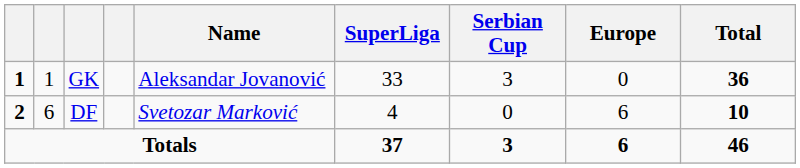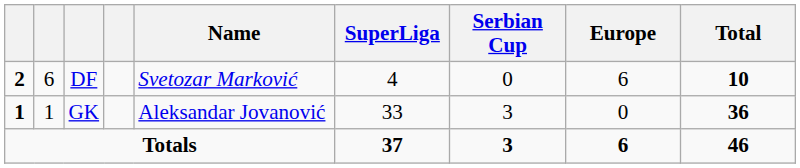rows swapped: (84, 78) <-> (84, 111)
